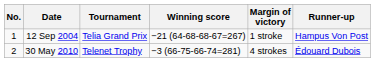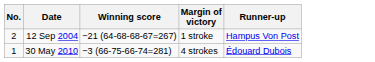- column: (115, 17)
(14, 36) 1 -> (14, 36) 2
(14, 51) 2 -> (14, 51) 1
